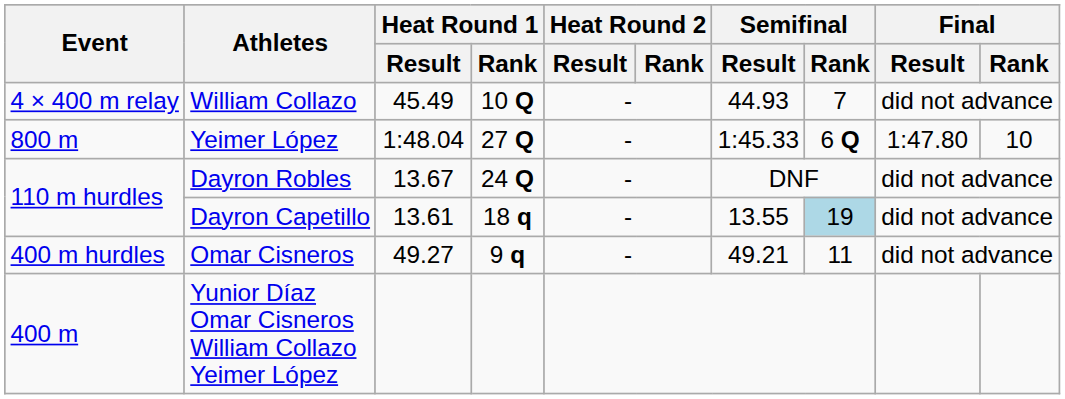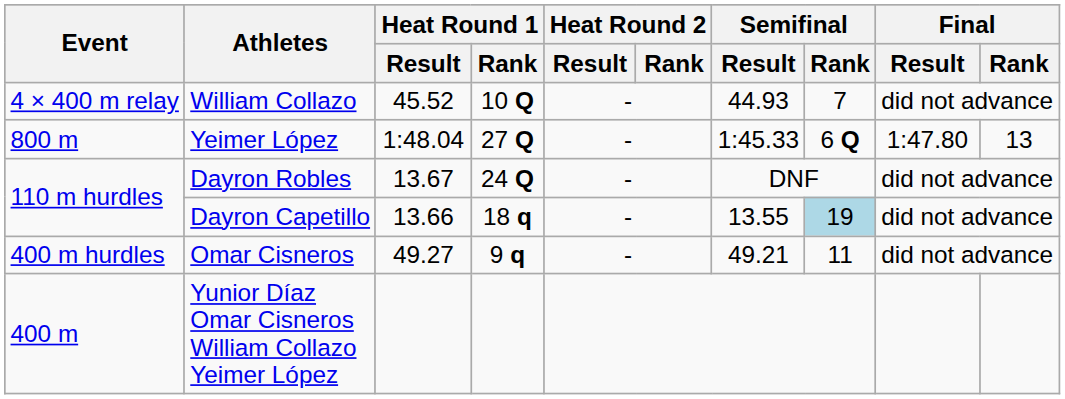(423, 101) 45.49 -> (423, 101) 45.52
(1019, 140) 10 -> (1019, 140) 13
(423, 217) 13.61 -> (423, 217) 13.66
